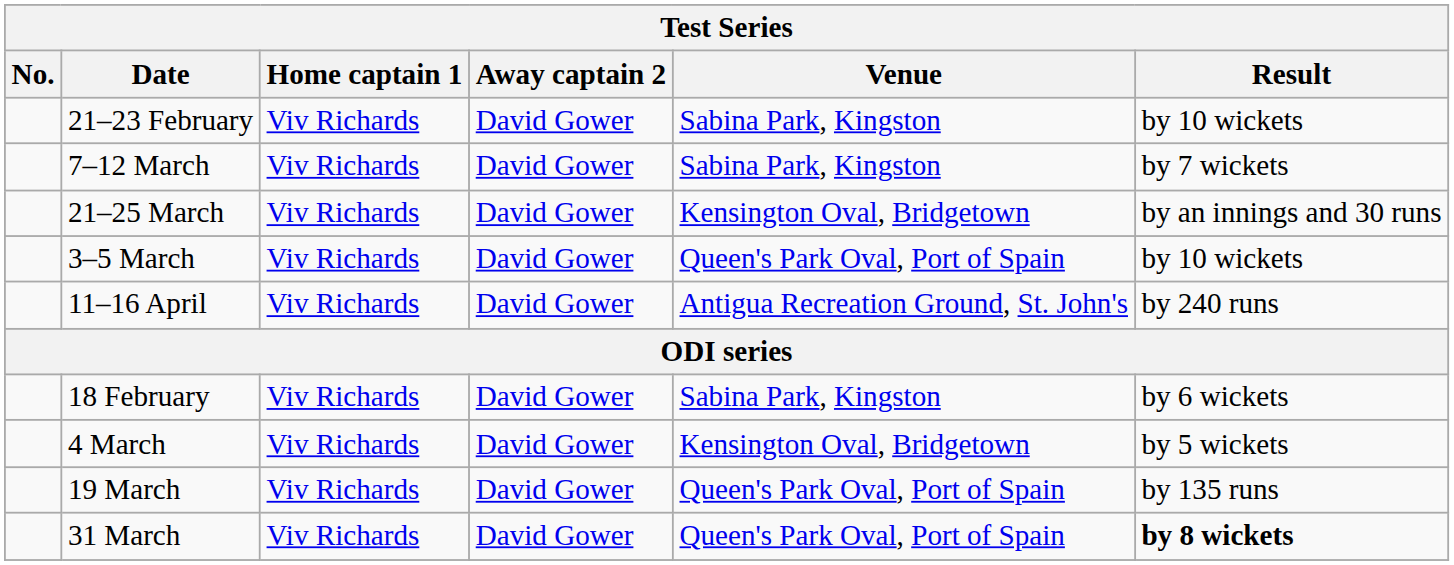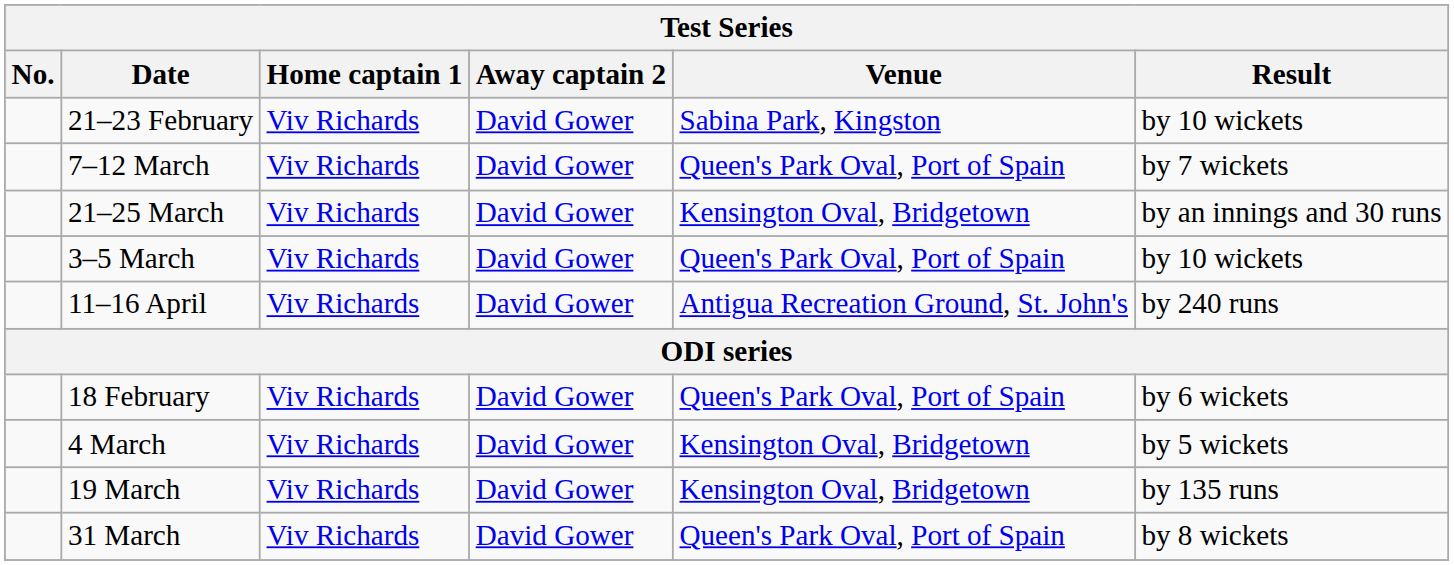(810, 166) Sabina Park, Kingston -> (872, 166) Queen's Park Oval, Port of Spain
(810, 397) Sabina Park, Kingston -> (872, 397) Queen's Park Oval, Port of Spain
(872, 489) Queen's Park Oval, Port of Spain -> (855, 489) Kensington Oval, Bridgetown
(1217, 535) bold -> (1215, 535) normal
